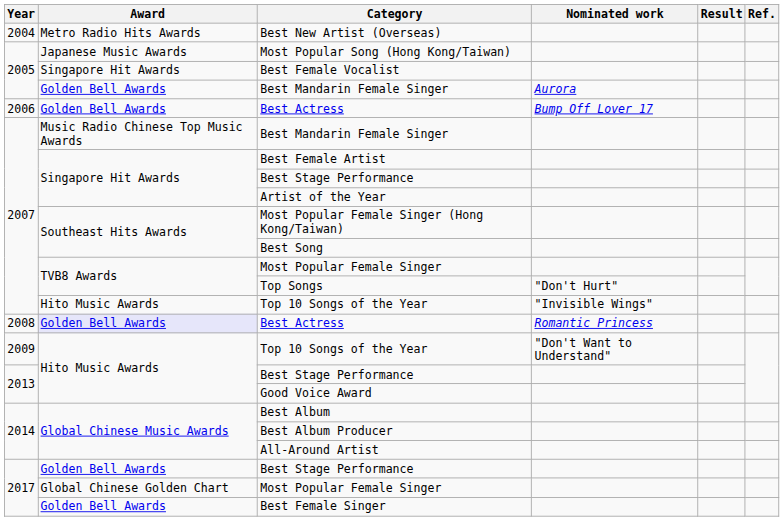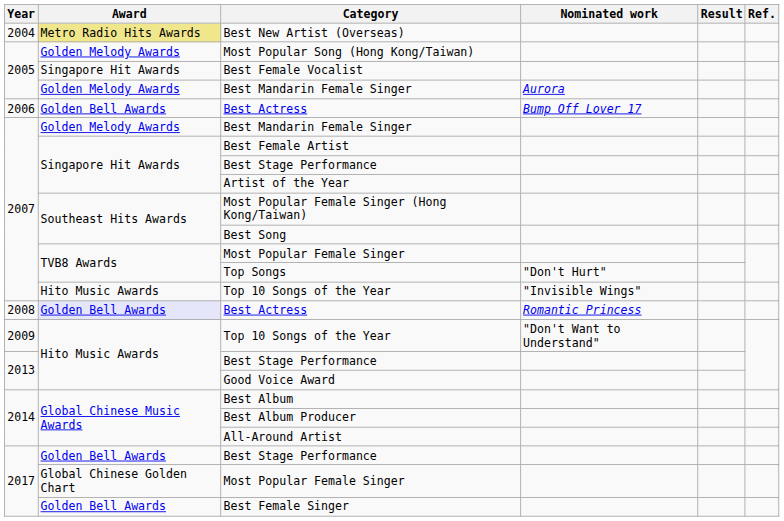(121, 33) no background -> (121, 33) khaki background
(114, 52) Japanese Music Awards -> (110, 52) Golden Melody Awards
(103, 89) Golden Bell Awards -> (110, 89) Golden Melody Awards
(142, 134) Music Radio Chinese Top Music Awards -> (110, 127) Golden Melody Awards
